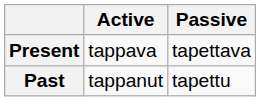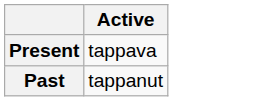- column: (211, 19)
